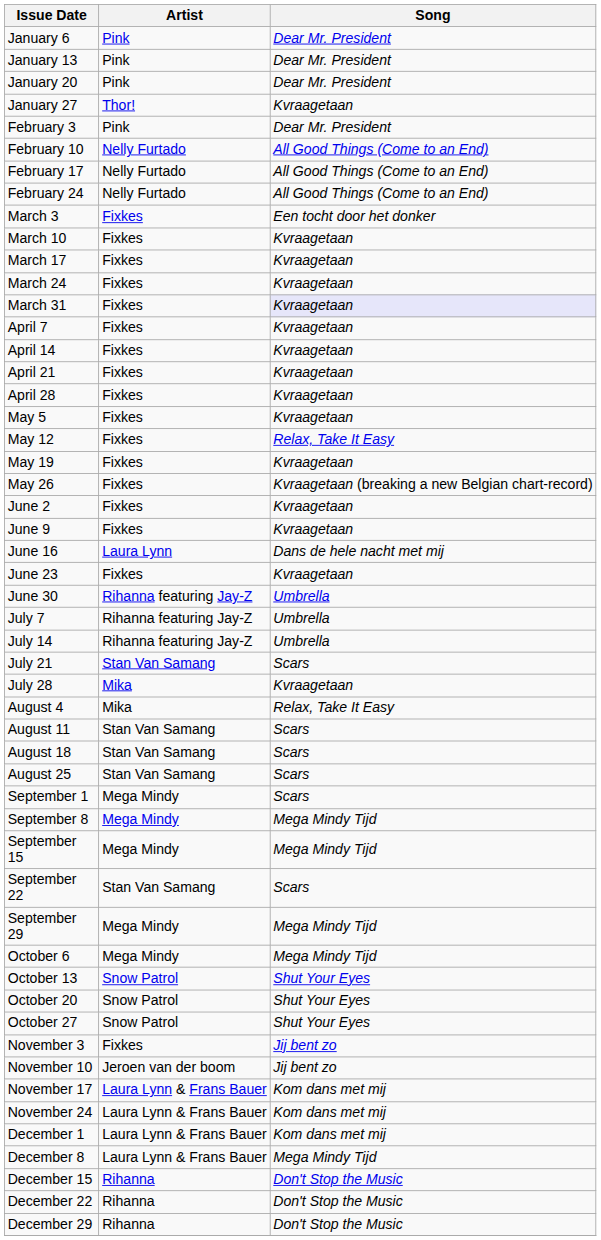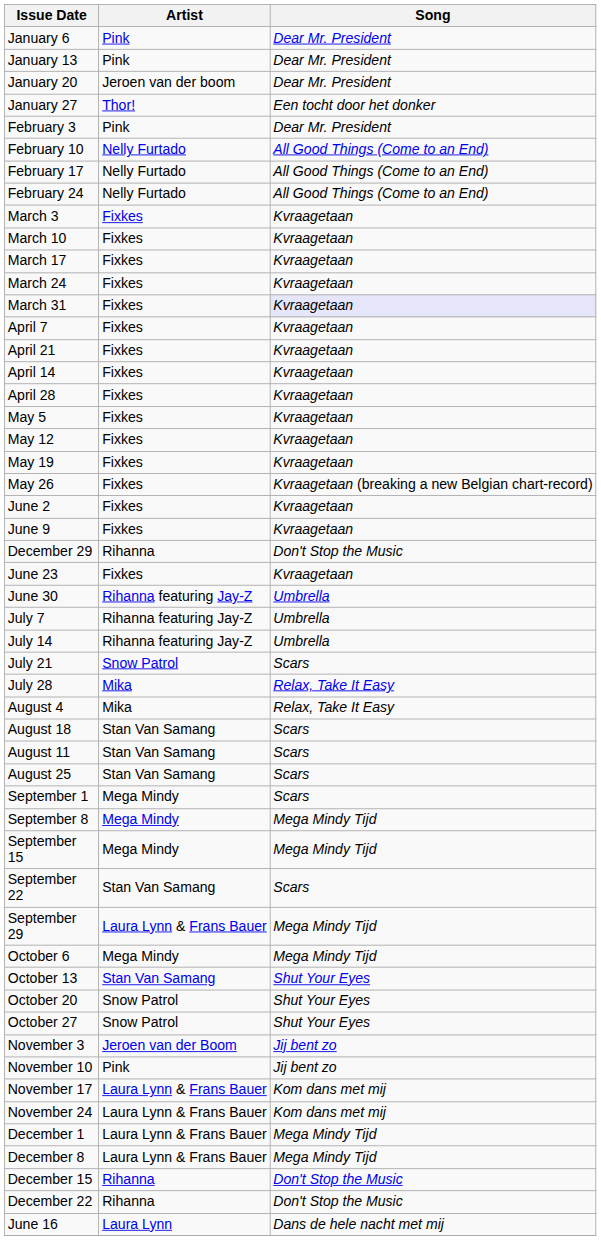(116, 82) Pink -> (169, 82) Jeroen van der boom
(313, 104) Kvraagetaan -> (354, 104) Een tocht door het donker
(354, 216) Een tocht door het donker -> (313, 216) Kvraagetaan
rows swapped: (32, 350) <-> (32, 372)
(334, 439) Relax, Take It Easy -> (313, 439) Kvraagetaan
rows swapped: (33, 551) <-> (50, 1224)
(159, 663) Stan Van Samang -> (140, 663) Snow Patrol
(313, 685) Kvraagetaan -> (334, 685) Relax, Take It Easy
rows swapped: (39, 730) <-> (39, 752)
(141, 926) Mega Mindy -> (184, 926) Laura Lynn & Frans Bauer
(140, 978) Snow Patrol -> (159, 978) Stan Van Samang
(123, 1045) Fixkes -> (169, 1045) Jeroen van der Boom
(169, 1068) Jeroen van der boom -> (116, 1068) Pink
(330, 1135) Kom dans met mij -> (325, 1135) Mega Mindy Tijd
